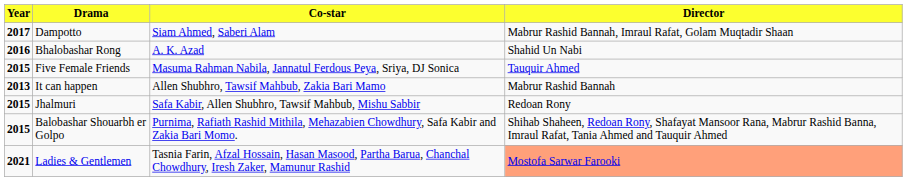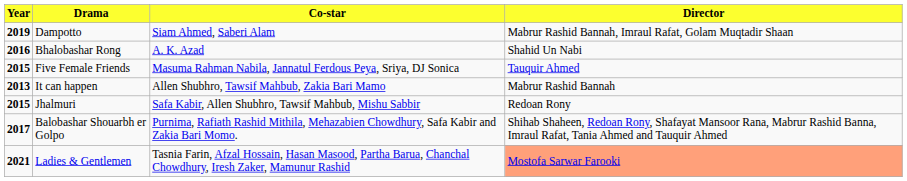(19, 31) 2017 -> (19, 31) 2019
(19, 129) 2015 -> (19, 129) 2017
